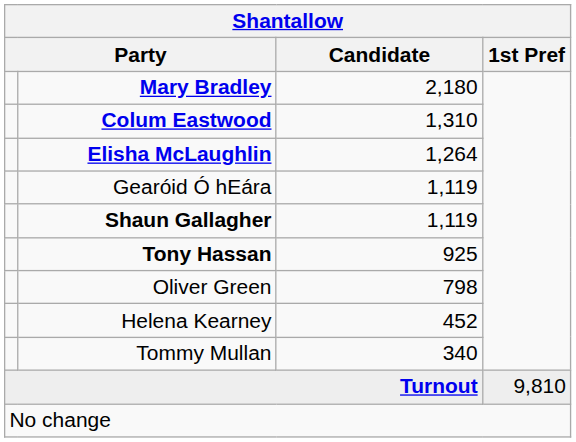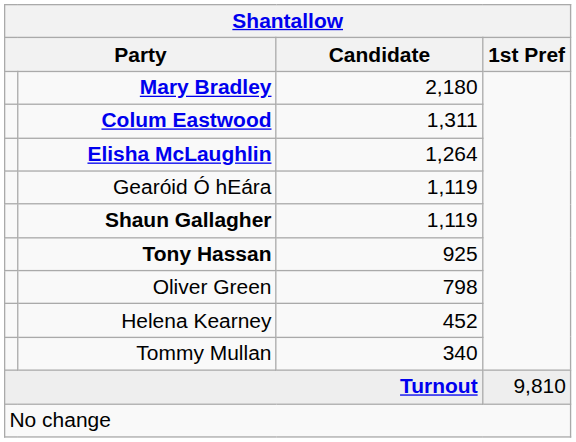(451, 120) 1,310 -> (452, 120) 1,311
